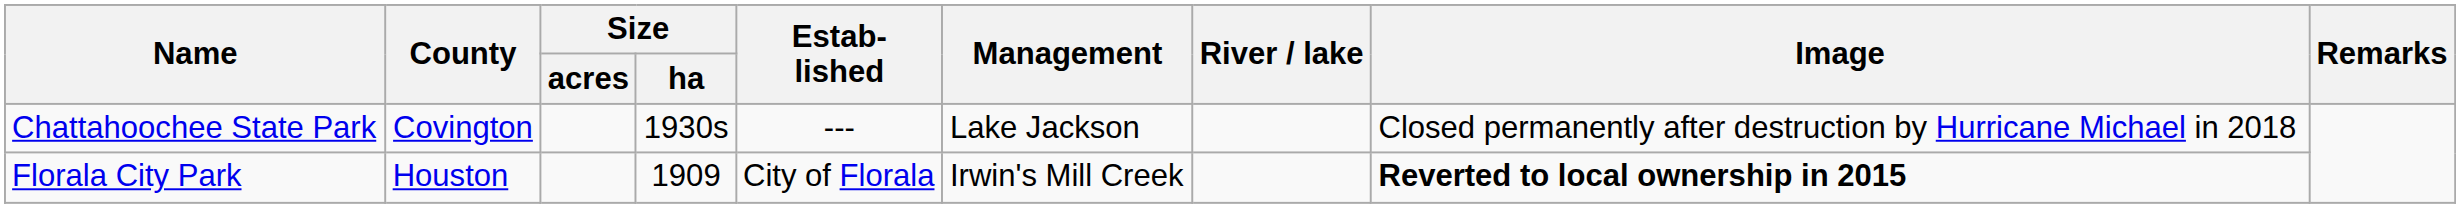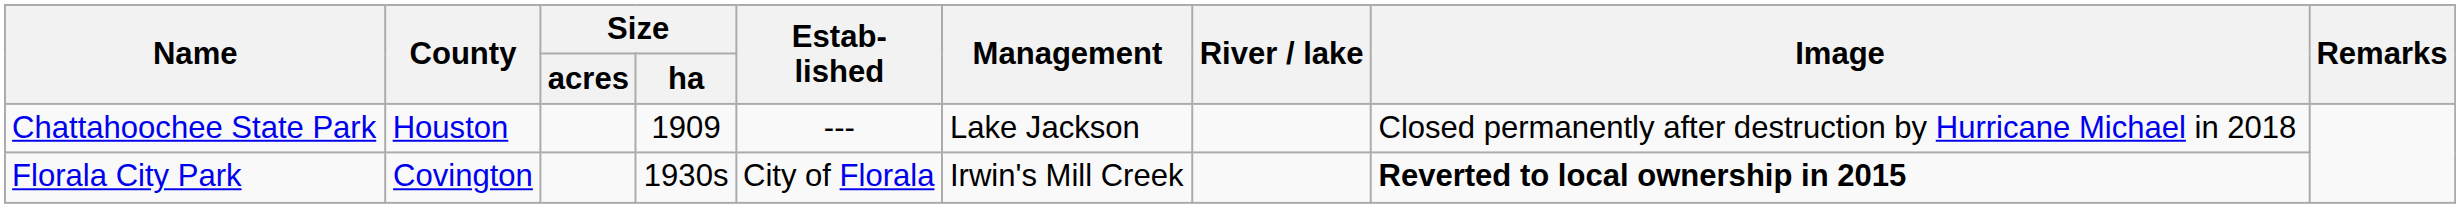(463, 127) Covington -> (450, 127) Houston
(686, 127) 1930s -> (686, 127) 1909
(450, 176) Houston -> (463, 176) Covington
(686, 176) 1909 -> (686, 176) 1930s
